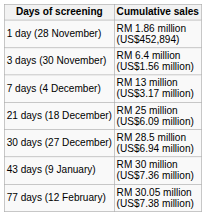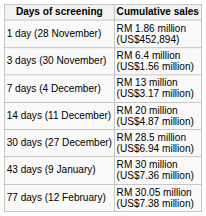+ row: (59, 116)
- row: (59, 116)
